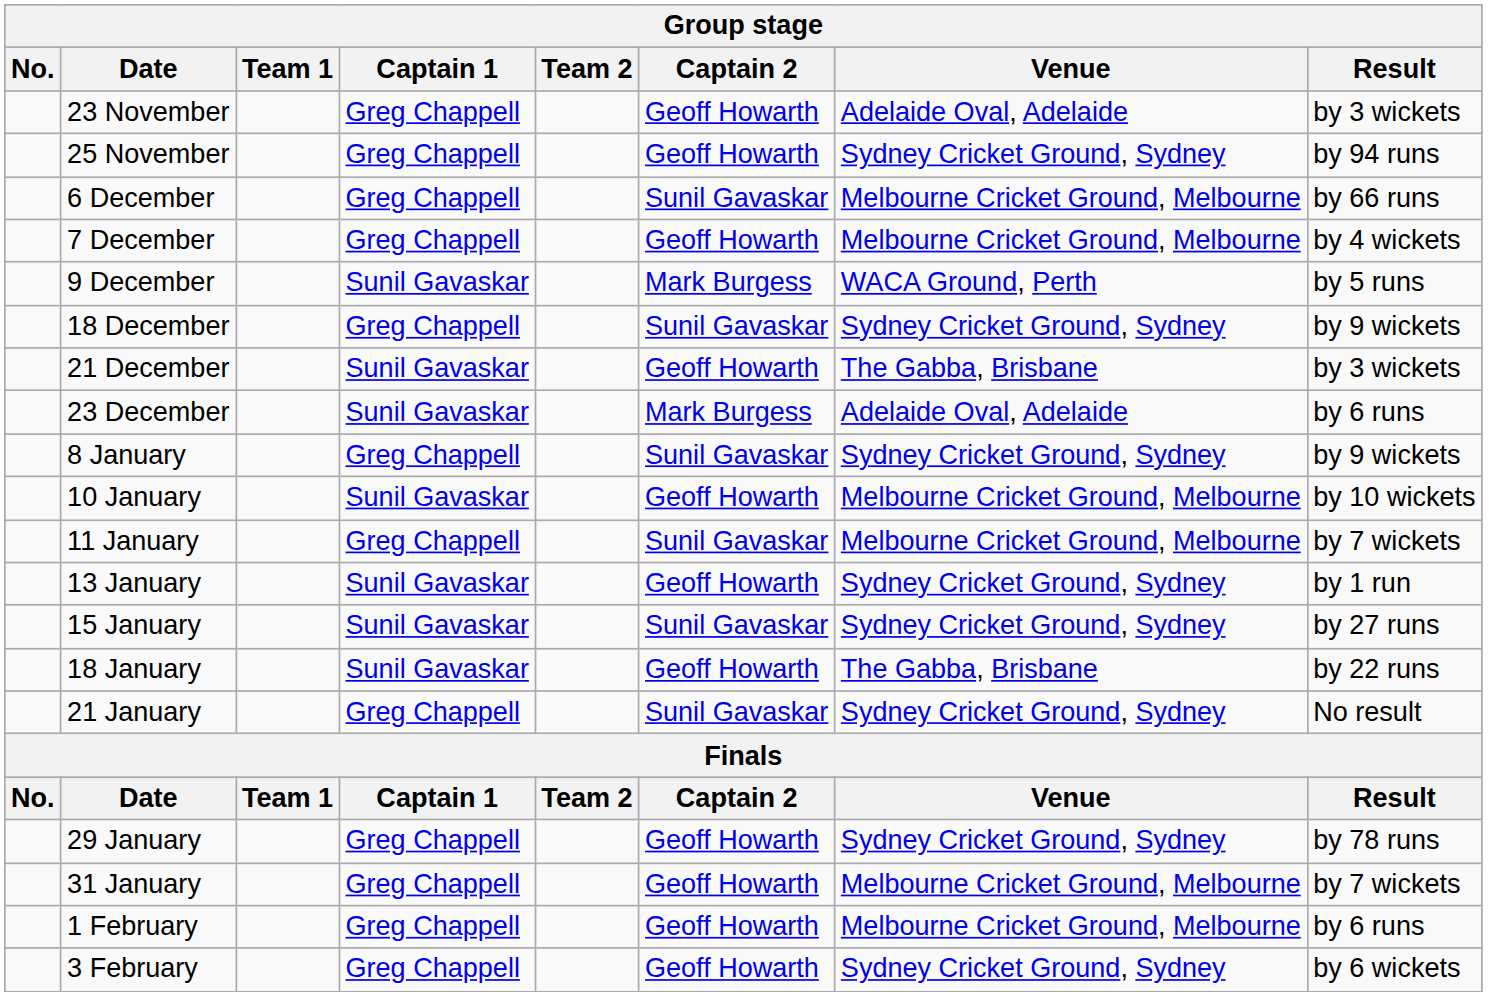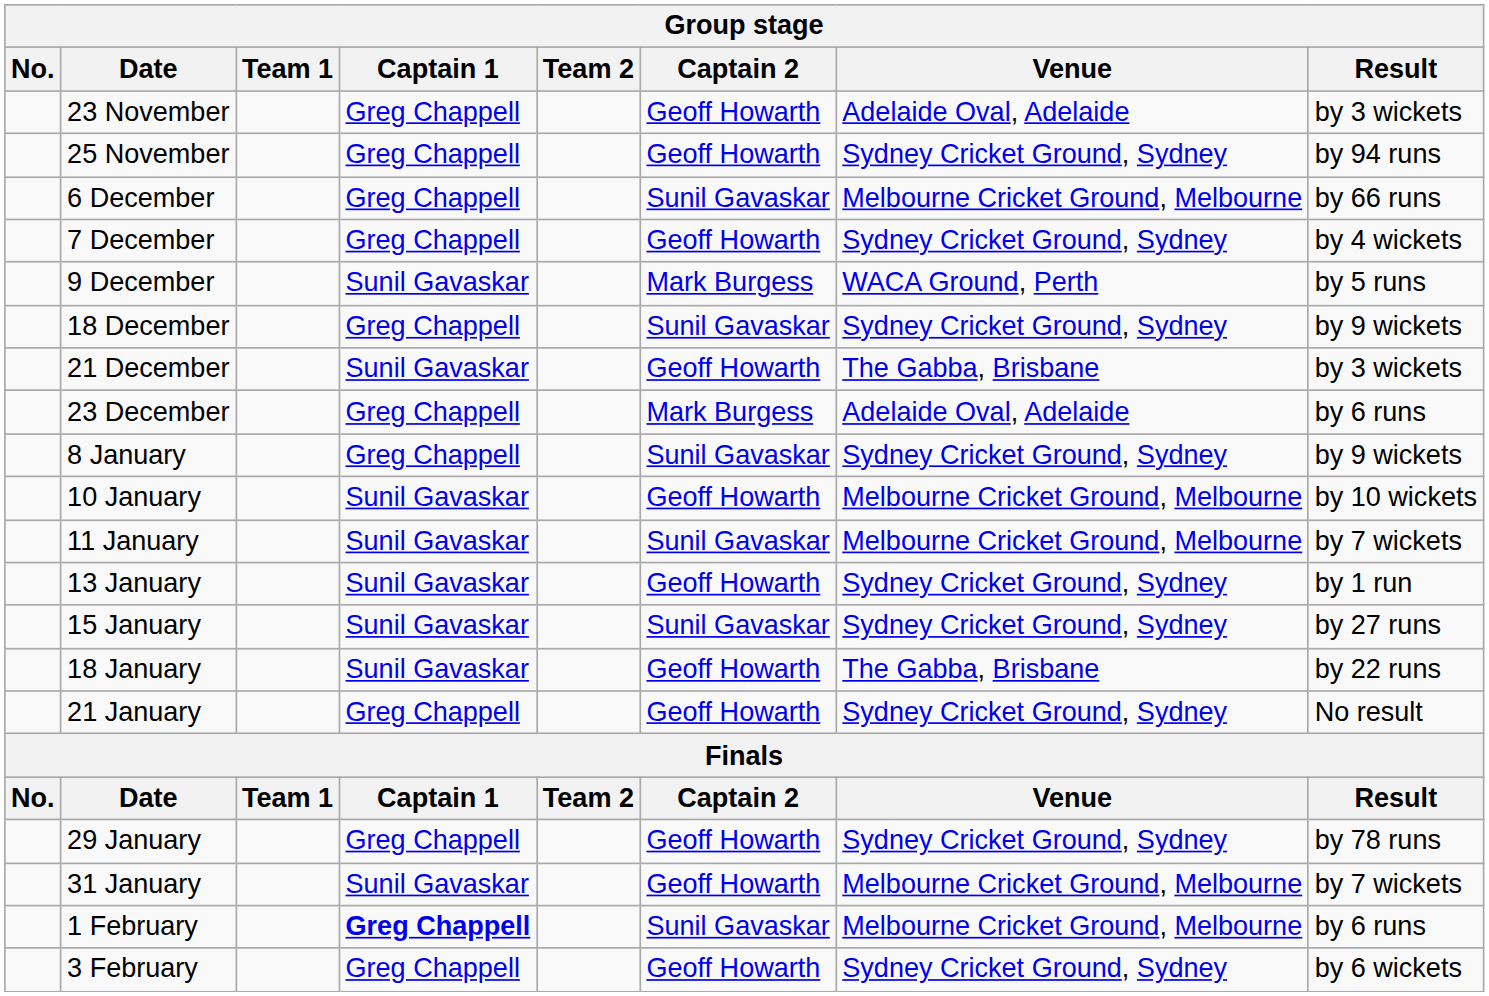(1071, 240) Melbourne Cricket Ground, Melbourne -> (1035, 240) Sydney Cricket Ground, Sydney
(437, 411) Sunil Gavaskar -> (433, 411) Greg Chappell
(433, 540) Greg Chappell -> (437, 540) Sunil Gavaskar
(737, 712) Sunil Gavaskar -> (733, 712) Geoff Howarth
(433, 883) Greg Chappell -> (437, 883) Sunil Gavaskar
(433, 926) normal -> (438, 926) bold
(732, 926) Geoff Howarth -> (738, 926) Sunil Gavaskar
